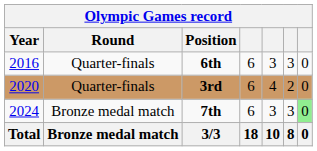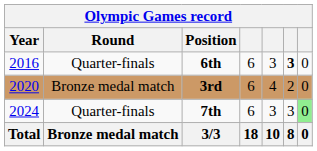(291, 63) normal -> (291, 63) bold
(113, 87) Quarter-finals -> (113, 87) Bronze medal match
(113, 110) Bronze medal match -> (113, 110) Quarter-finals
